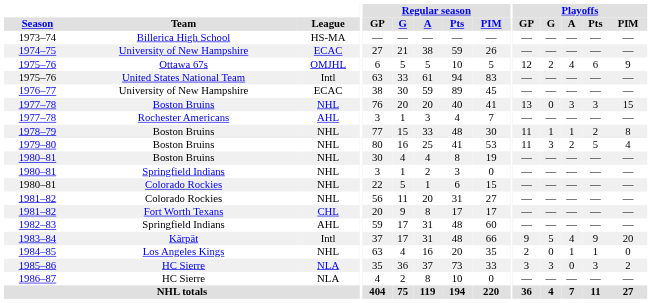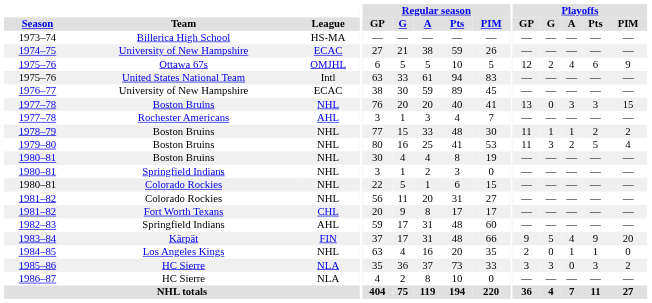(628, 131) 8 -> (628, 131) 2
(328, 238) Intl -> (328, 238) FIN
